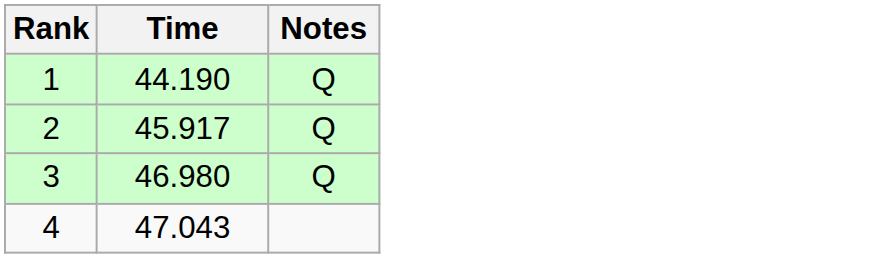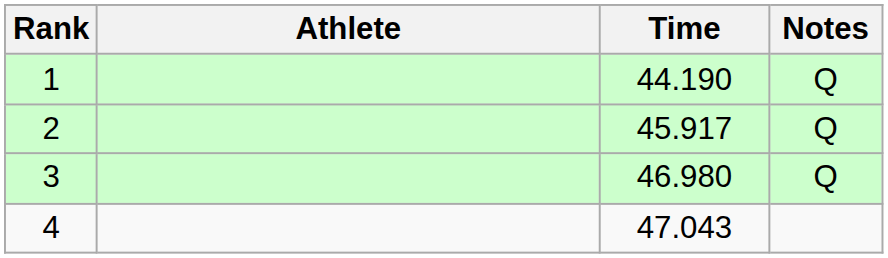+ column: (348, 29)
